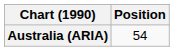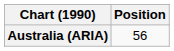(140, 35) 54 -> (140, 35) 56
